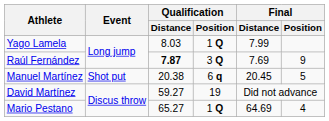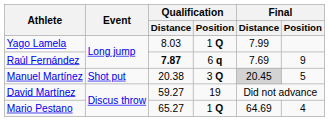(215, 60) 3 Q -> (215, 60) 6 q
(215, 77) 6 q -> (215, 77) 3 Q
(259, 77) no background -> (259, 77) lightgrey background
